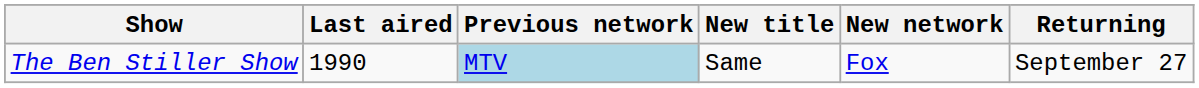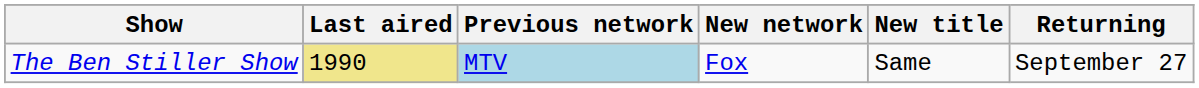columns swapped: (770, 24) <-> (925, 24)
(338, 63) no background -> (338, 63) khaki background
